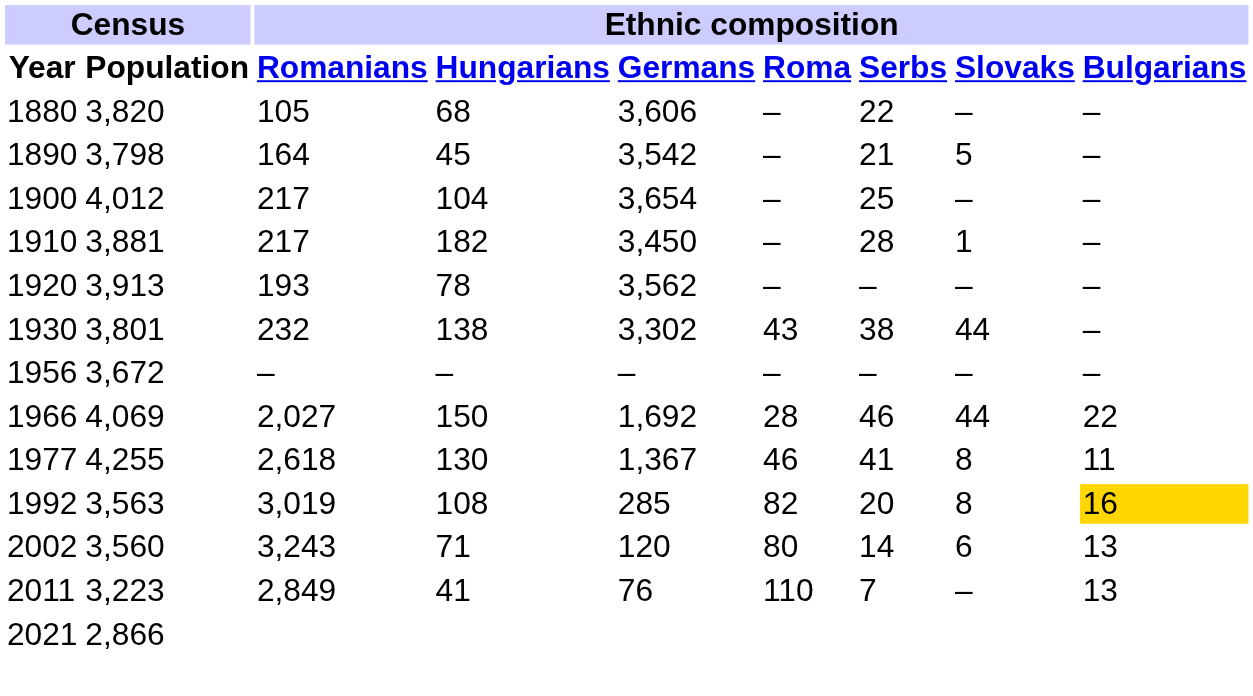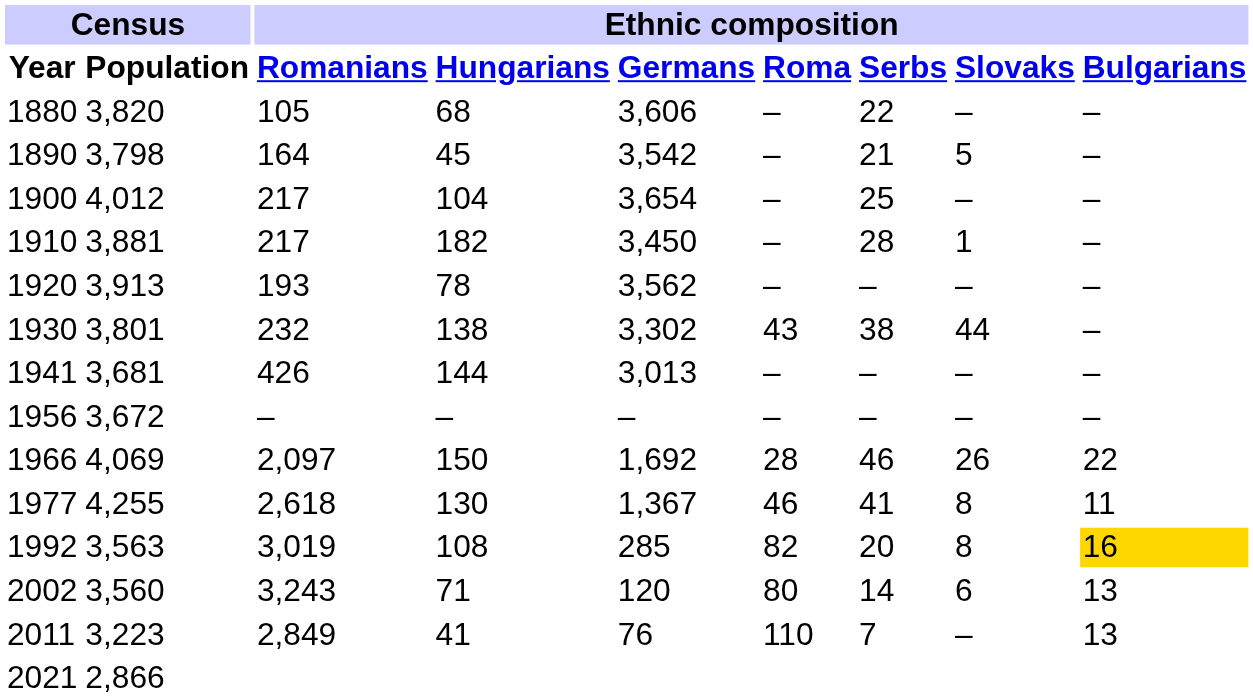+ row: (42, 372)
(297, 416) 2,027 -> (297, 459) 2,097
(973, 416) 44 -> (973, 459) 26
